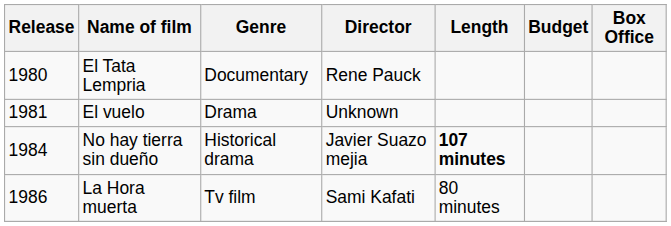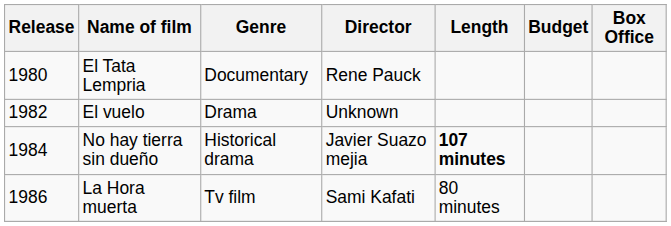(28, 112) 1981 -> (28, 112) 1982
